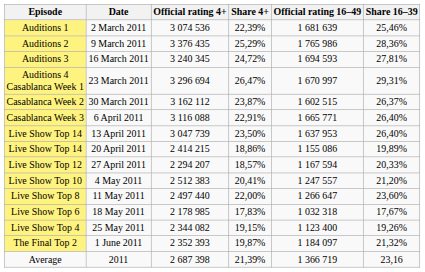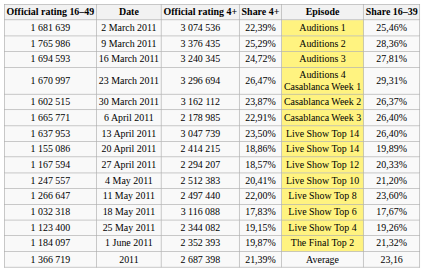columns swapped: (45, 12) <-> (317, 12)
(190, 117) 3 116 088 -> (200, 117) 2 178 985
(190, 212) 2 178 985 -> (200, 212) 3 116 088
